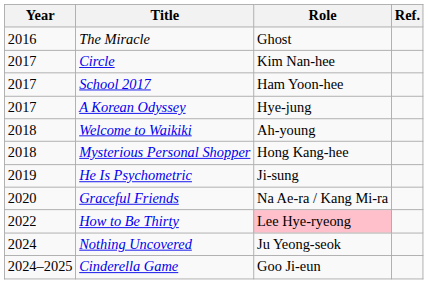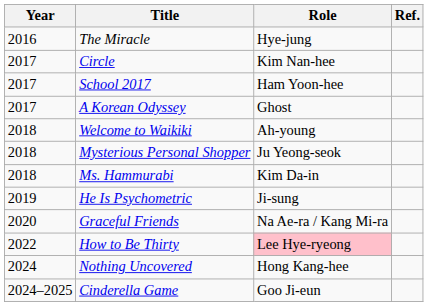(274, 38) Ghost -> (284, 38) Hye-jung
(284, 107) Hye-jung -> (274, 107) Ghost
(303, 152) Hong Kang-hee -> (299, 152) Ju Yeong-seok
+ row: (126, 175)
(299, 244) Ju Yeong-seok -> (303, 267) Hong Kang-hee
